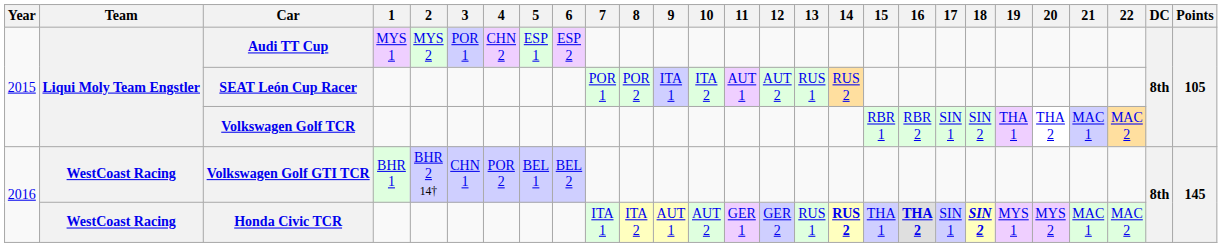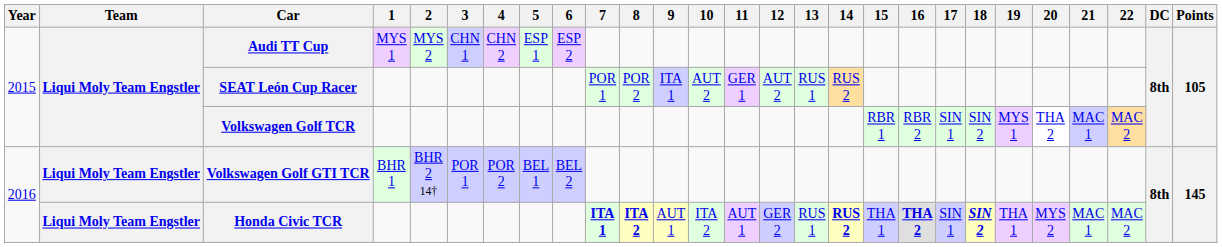(465, 46) POR 1 -> (465, 46) CHN 1
(706, 86) ITA 2 -> (706, 86) AUT 2
(742, 86) AUT 1 -> (742, 86) GER 1
(1014, 126) THA 1 -> (1014, 126) MYS 1
(121, 174) WestCoast Racing -> (121, 174) Liqui Moly Team Engstler
(465, 174) CHN 1 -> (465, 174) POR 1
(121, 221) WestCoast Racing -> (121, 221) Liqui Moly Team Engstler
(602, 221) normal -> (602, 221) bold
(636, 221) normal -> (636, 221) bold
(706, 221) AUT 2 -> (706, 221) ITA 2
(742, 221) GER 1 -> (742, 221) AUT 1
(1014, 221) MYS 1 -> (1014, 221) THA 1
